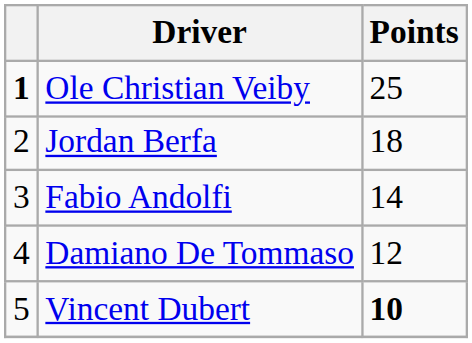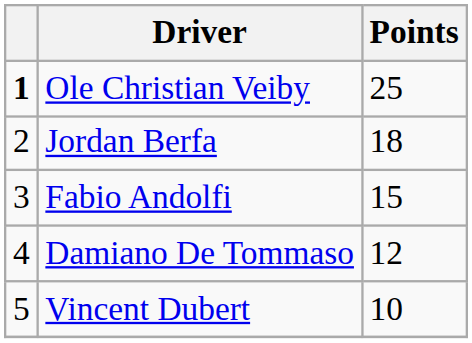(386, 197) 14 -> (386, 197) 15
(386, 307) bold -> (386, 307) normal
